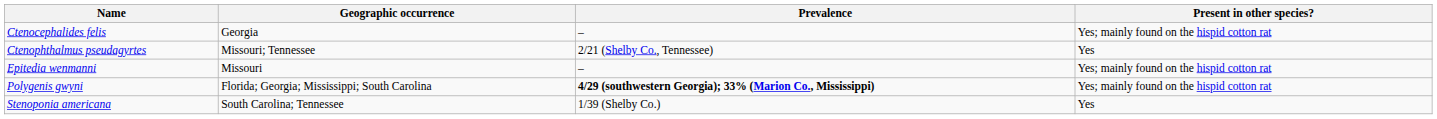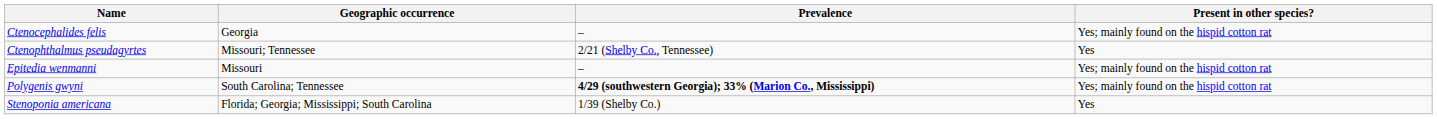(326, 86) Florida; Georgia; Mississippi; South Carolina -> (282, 86) South Carolina; Tennessee
(282, 104) South Carolina; Tennessee -> (326, 104) Florida; Georgia; Mississippi; South Carolina
